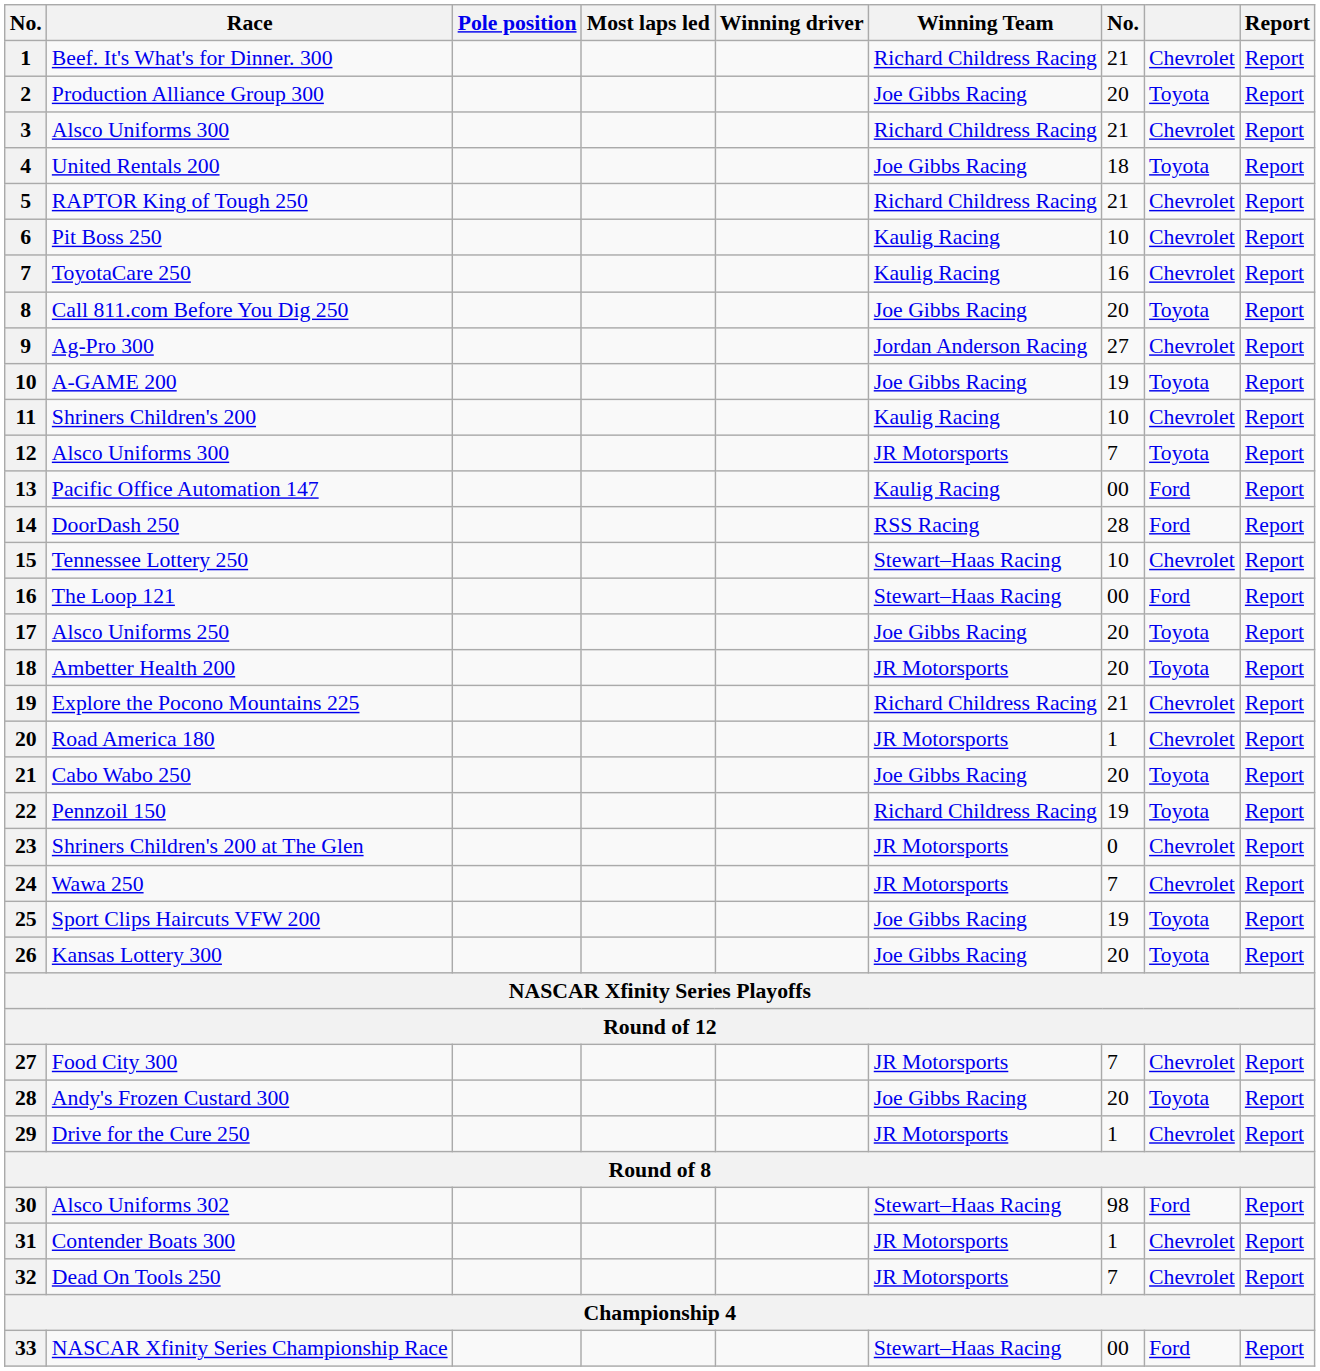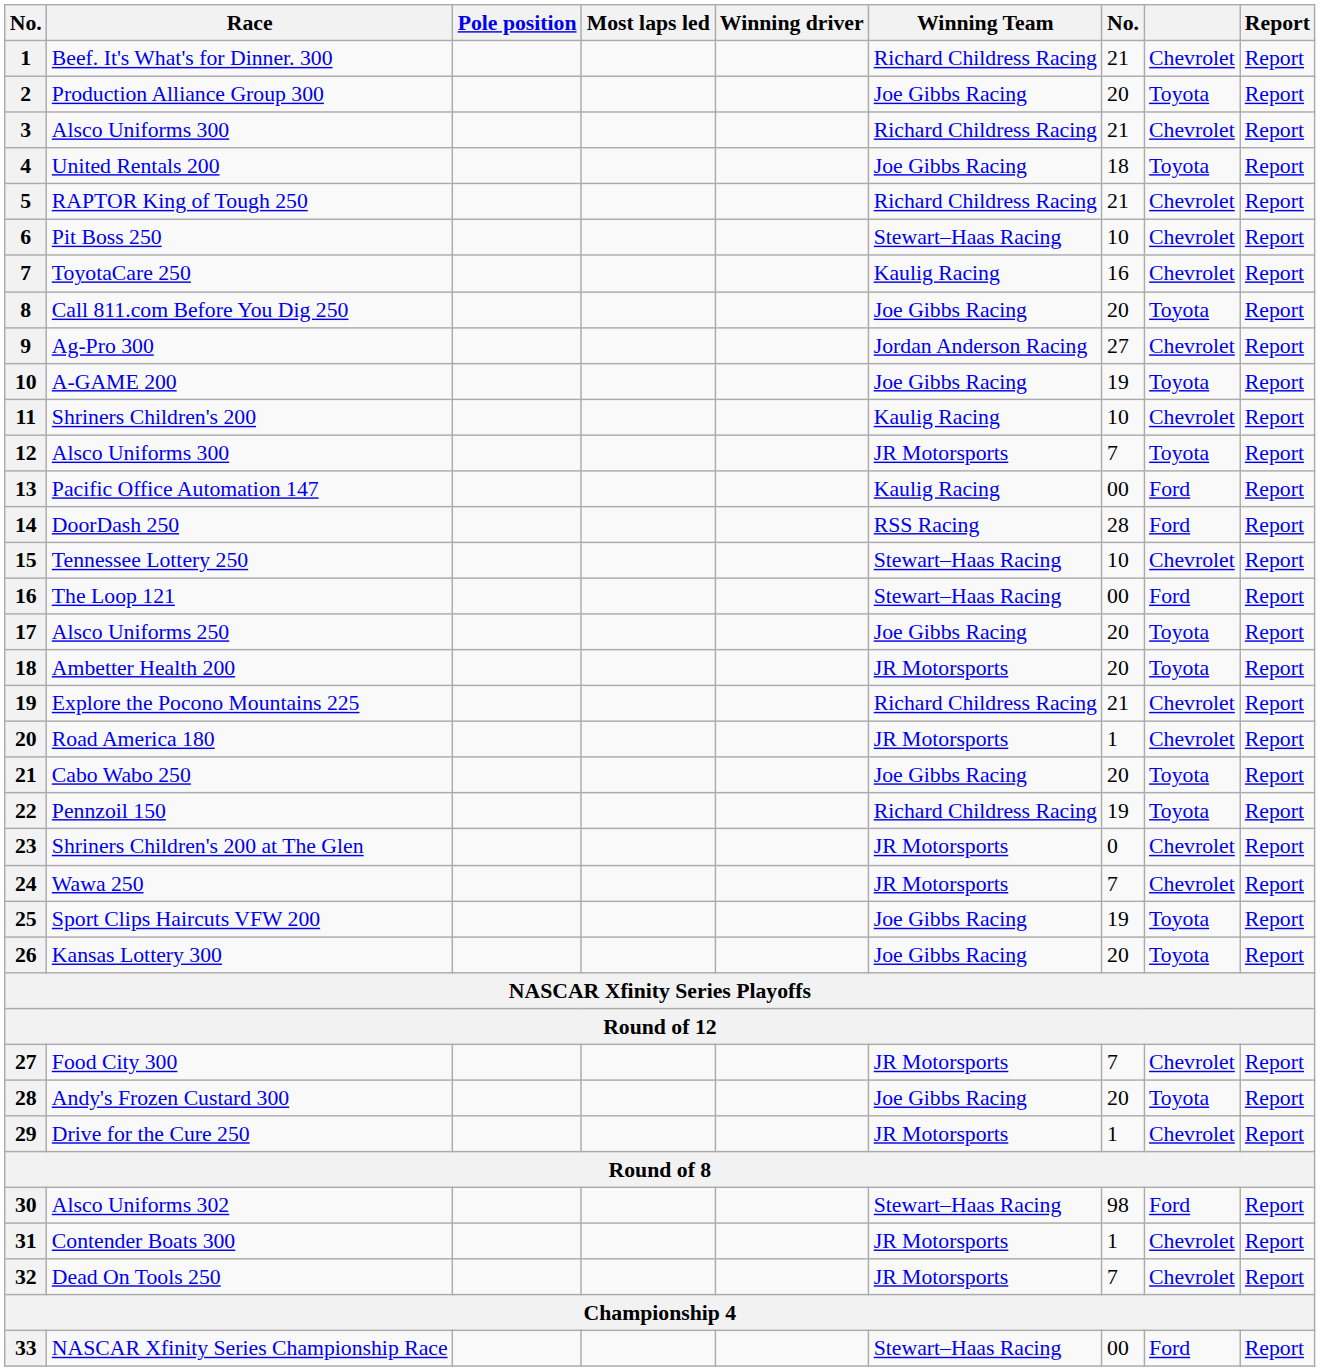(937, 237) Kaulig Racing -> (968, 237) Stewart–Haas Racing
